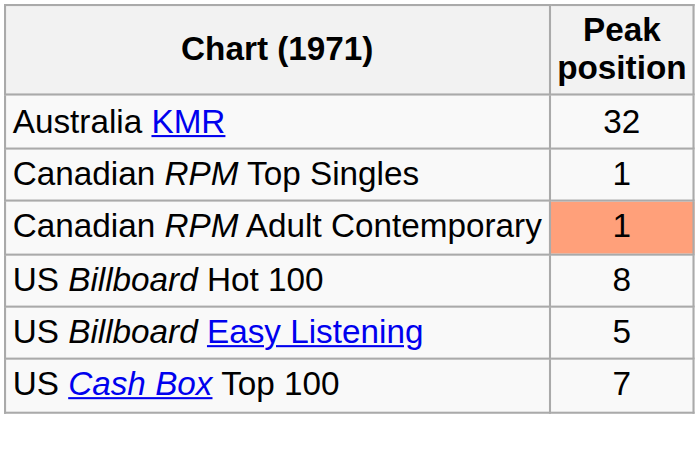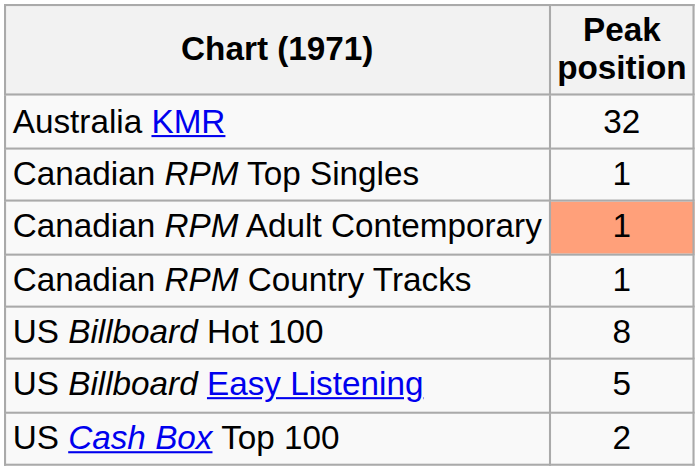+ row: (242, 279)
(622, 385) 7 -> (622, 437) 2
